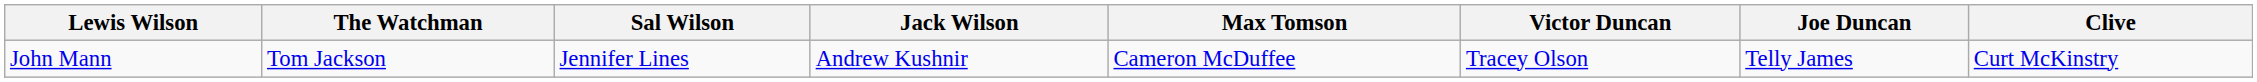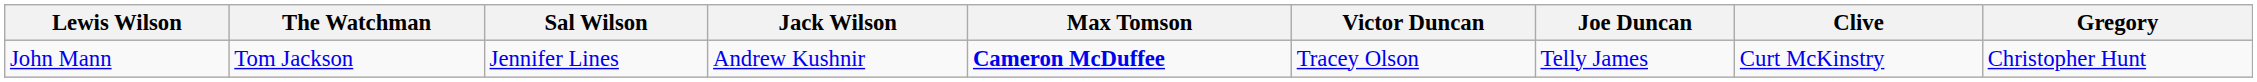+ column: (2118, 22)
(1204, 58) normal -> (1069, 58) bold
